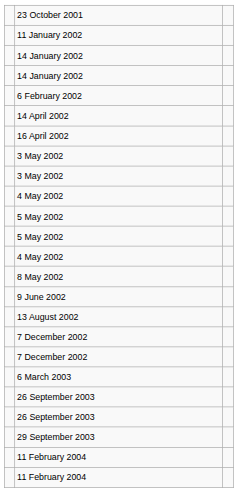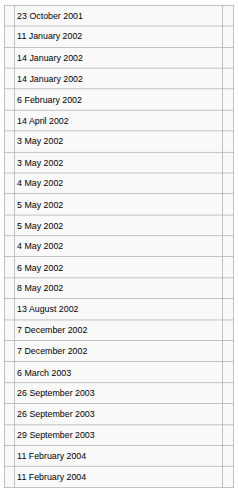- row: (10, 136)
+ row: (10, 267)
- row: (10, 297)
